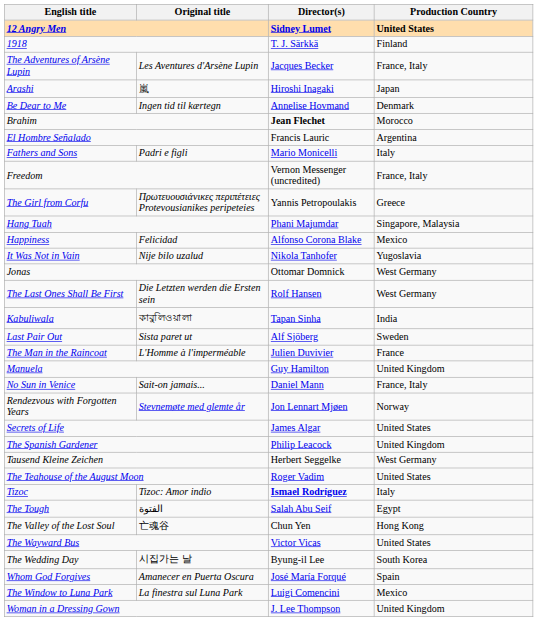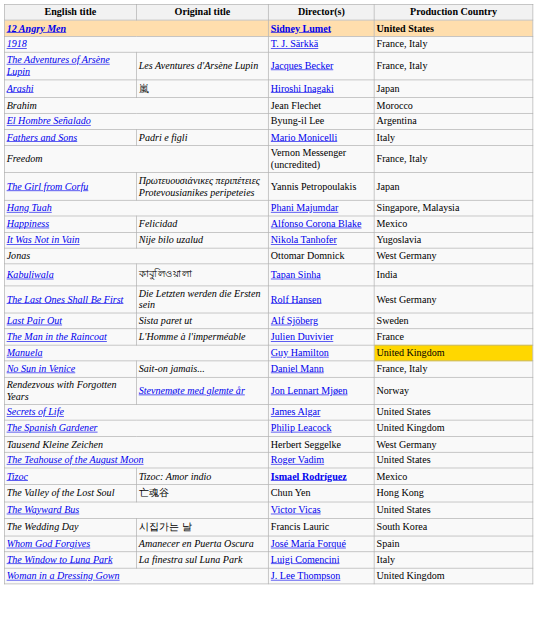(392, 44) Finland -> (402, 44) France, Italy
- row: (36, 105)
(298, 121) bold -> (296, 105) normal
(300, 137) Francis Lauric -> (298, 121) Byung-il Lee
(391, 202) Greece -> (388, 186) Japan
rows swapped: (30, 318) <-> (65, 293)
(411, 369) no background -> (411, 353) gold background
(386, 492) Italy -> (392, 476) Mexico
- row: (28, 508)
(298, 559) Byung-il Lee -> (300, 527) Francis Lauric
(392, 592) Mexico -> (386, 560) Italy
